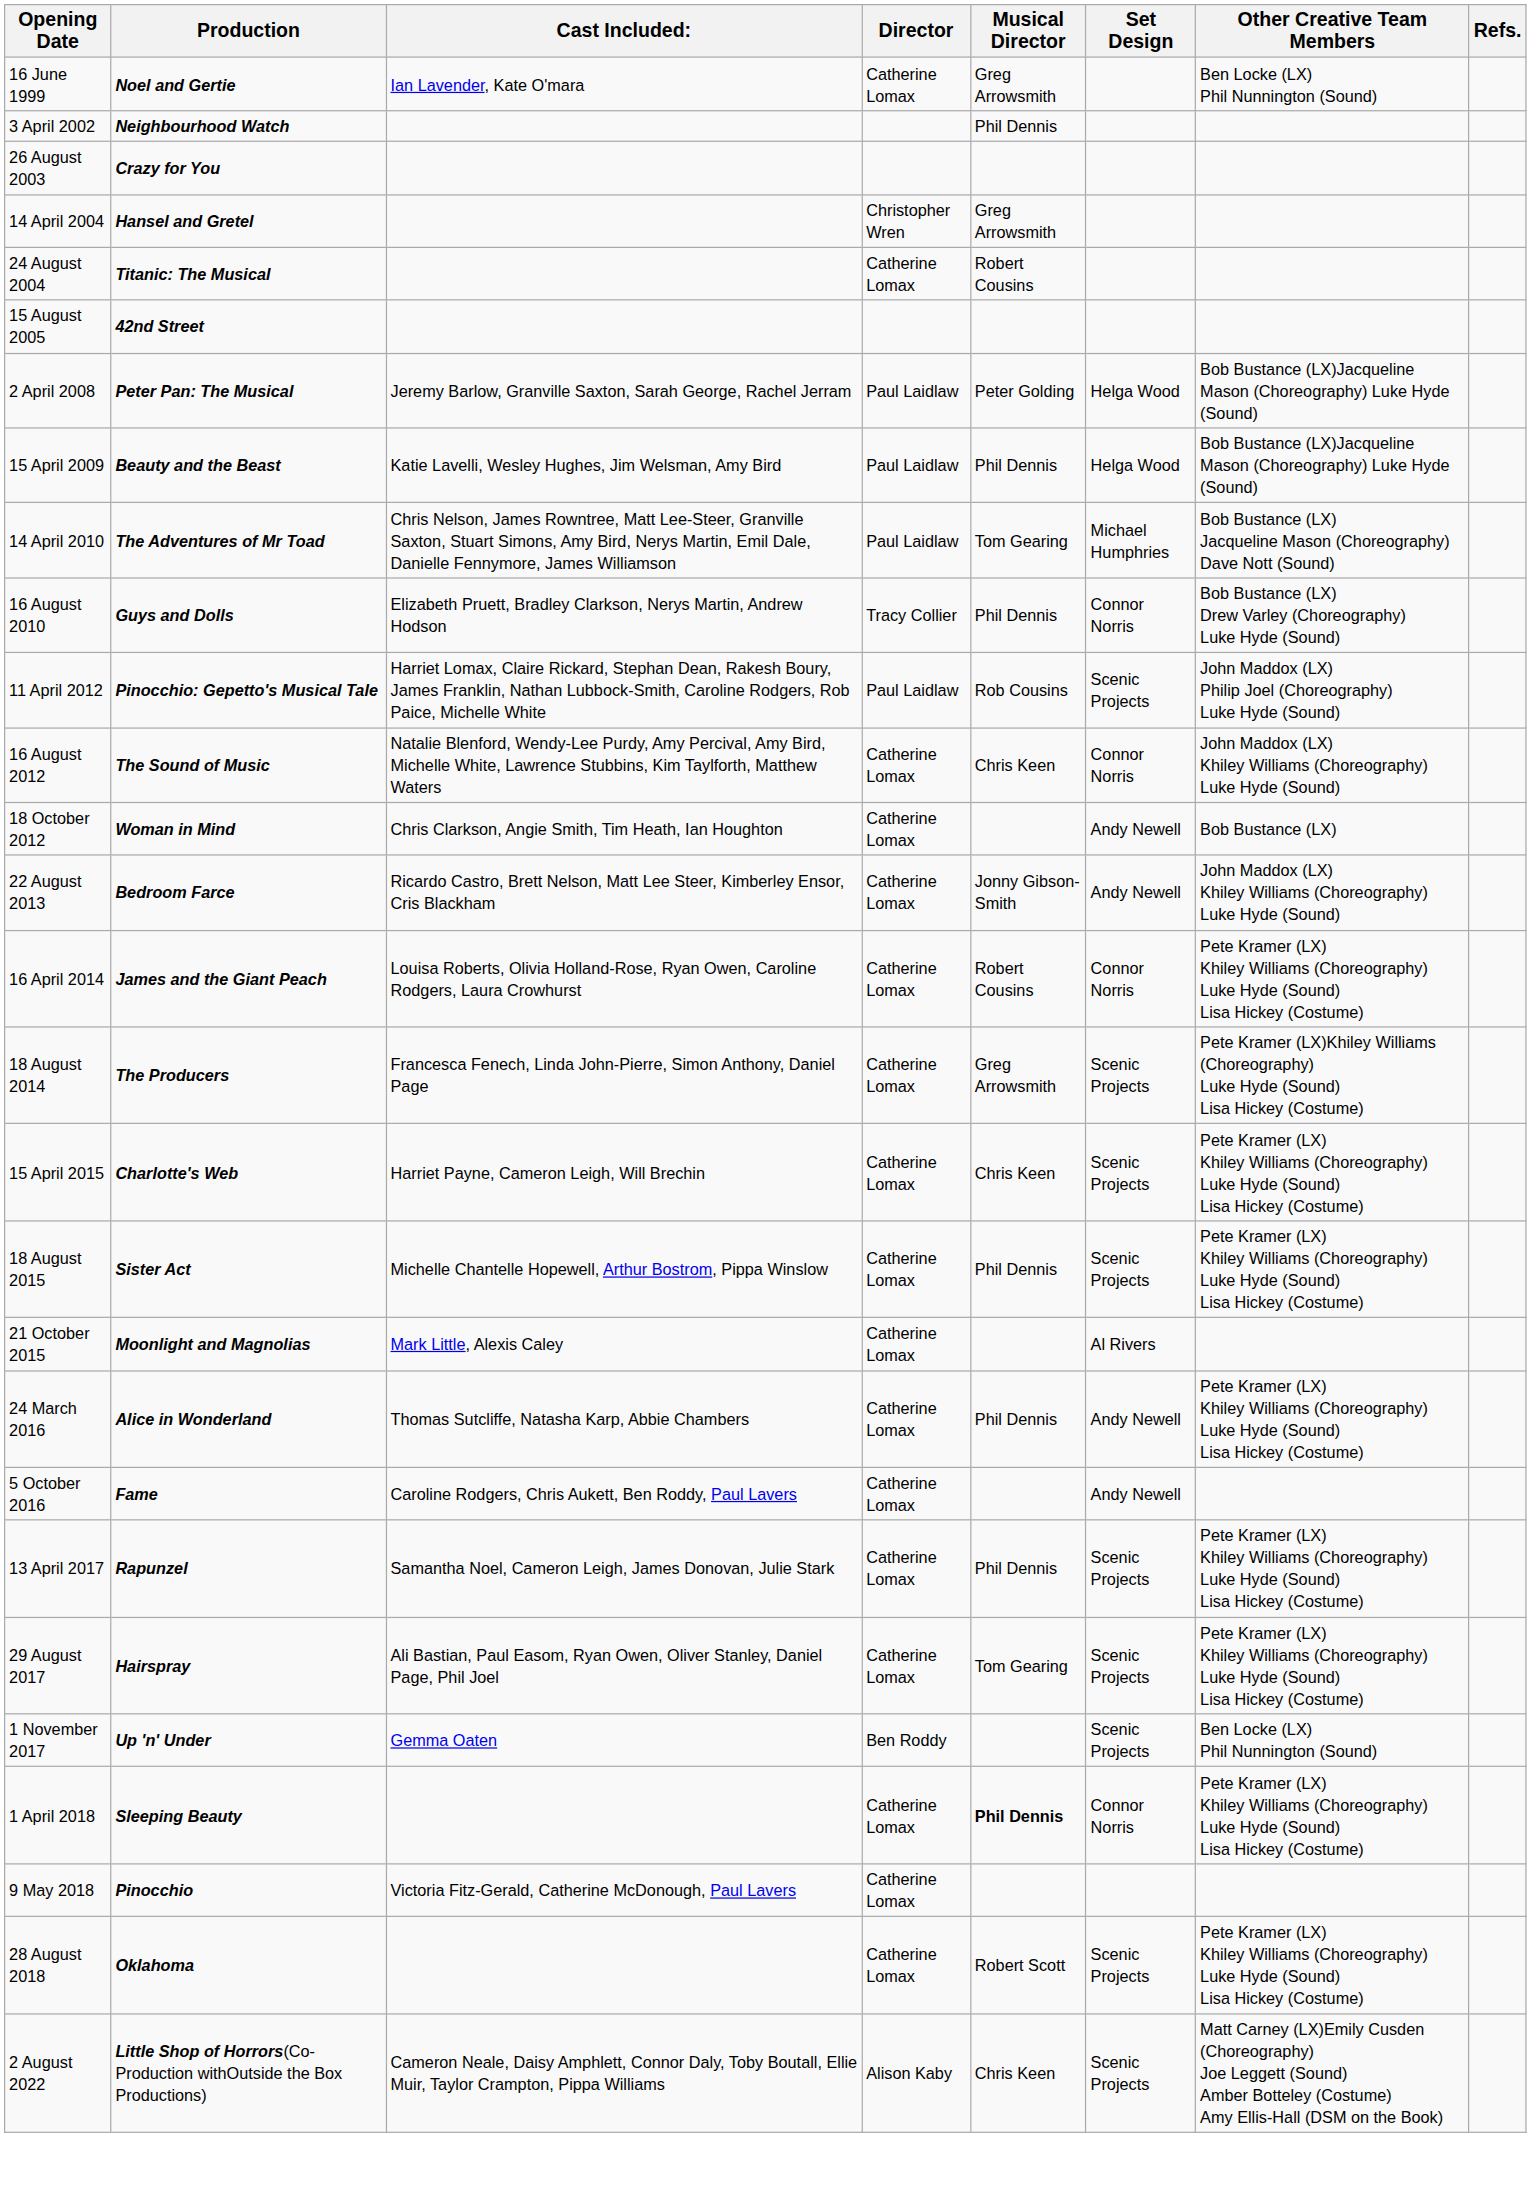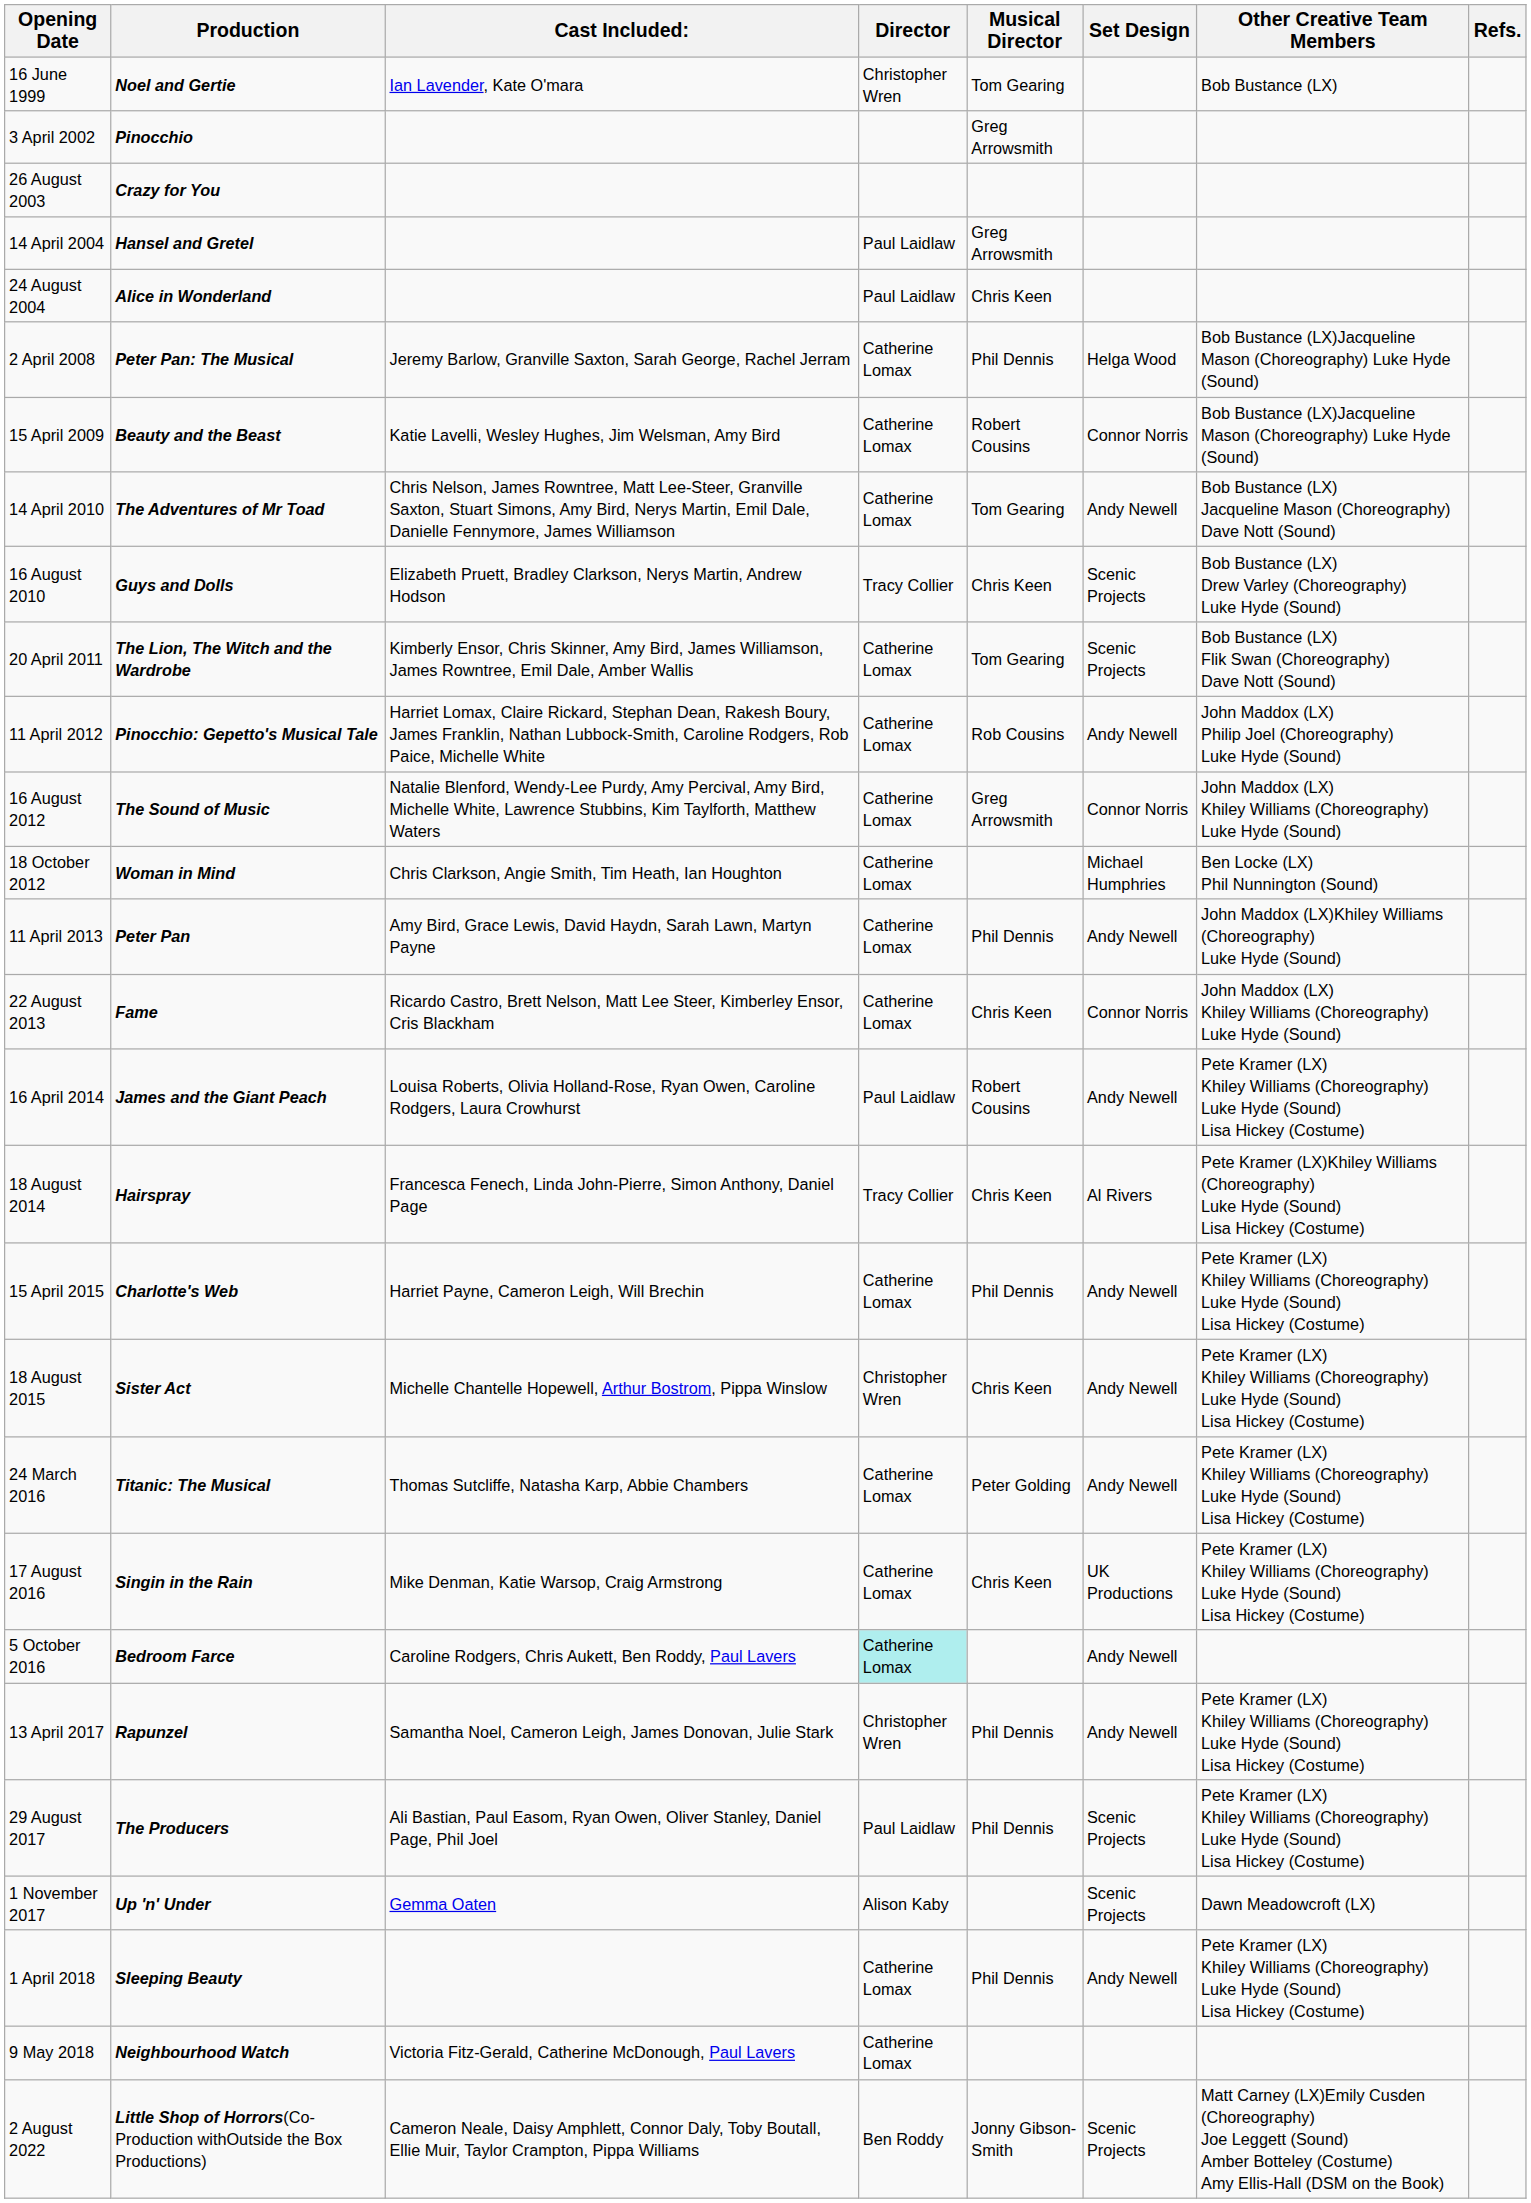(901, 85) Catherine Lomax -> (905, 85) Christopher Wren
(1015, 85) Greg Arrowsmith -> (1018, 85) Tom Gearing
(1289, 85) Ben Locke (LX) Phil Nunnington (Sound) -> (1269, 85) Bob Bustance (LX)
(202, 127) Neighbourhood Watch -> (154, 138) Pinocchio
(1016, 127) Phil Dennis -> (1012, 138) Greg Arrowsmith
(908, 221) Christopher Wren -> (909, 243) Paul Laidlaw
(193, 274) Titanic: The Musical -> (193, 296) Alice in Wonderland
(901, 274) Catherine Lomax -> (909, 296) Paul Laidlaw
(1004, 274) Robert Cousins -> (1012, 296) Chris Keen
- row: (45, 327)
(912, 391) Paul Laidlaw -> (898, 360) Catherine Lomax
(1025, 391) Peter Golding -> (1012, 360) Phil Dennis
(912, 466) Paul Laidlaw -> (898, 435) Catherine Lomax
(1016, 466) Phil Dennis -> (1001, 435) Robert Cousins
(1135, 466) Helga Wood -> (1138, 435) Connor Norris
(912, 541) Paul Laidlaw -> (898, 510) Catherine Lomax
(1130, 541) Michael Humphries -> (1132, 510) Andy Newell
(1016, 616) Phil Dennis -> (1012, 585) Chris Keen
(1117, 616) Connor Norris -> (1116, 585) Scenic Projects
+ row: (56, 660)
(912, 691) Paul Laidlaw -> (898, 735) Catherine Lomax
(1120, 691) Scenic Projects -> (1132, 735) Andy Newell
(1015, 766) Chris Keen -> (1012, 809) Greg Arrowsmith
(1136, 829) Andy Newell -> (1126, 873) Michael Humphries
(1268, 829) Bob Bustance (LX) -> (1290, 873) Ben Locke (LX) Phil Nunnington (Sound)
+ row: (56, 937)
(175, 893) Bedroom Farce -> (137, 1012) Fame
(1027, 893) Jonny Gibson-Smith -> (1012, 1012) Chris Keen
(1136, 893) Andy Newell -> (1138, 1012) Connor Norris
(901, 979) Catherine Lomax -> (909, 1098) Paul Laidlaw
(1117, 979) Connor Norris -> (1132, 1098) Andy Newell
(172, 1076) The Producers -> (153, 1195) Hairspray
(901, 1076) Catherine Lomax -> (908, 1195) Tracy Collier
(1015, 1076) Greg Arrowsmith -> (1012, 1195) Chris Keen
(1120, 1076) Scenic Projects -> (1120, 1195) Al Rivers
(1015, 1173) Chris Keen -> (1012, 1292) Phil Dennis
(1120, 1173) Scenic Projects -> (1132, 1292) Andy Newell
(901, 1270) Catherine Lomax -> (905, 1388) Christopher Wren
(1016, 1270) Phil Dennis -> (1012, 1388) Chris Keen
(1120, 1270) Scenic Projects -> (1132, 1388) Andy Newell
- row: (49, 1345)
(193, 1419) Alice in Wonderland -> (193, 1485) Titanic: The Musical
(1016, 1419) Phil Dennis -> (1021, 1485) Peter Golding
+ row: (45, 1582)
(137, 1494) Fame -> (175, 1657) Bedroom Farce
(901, 1494) no background -> (898, 1657) paleturquoise background
(901, 1569) Catherine Lomax -> (905, 1732) Christopher Wren
(1120, 1569) Scenic Projects -> (1132, 1732) Andy Newell
(153, 1666) Hairspray -> (172, 1829) The Producers
(901, 1666) Catherine Lomax -> (909, 1829) Paul Laidlaw
(1021, 1666) Tom Gearing -> (1012, 1829) Phil Dennis
(906, 1741) Ben Roddy -> (906, 1904) Alison Kaby
(1289, 1741) Ben Locke (LX) Phil Nunnington (Sound) -> (1288, 1904) Dawn Meadowcroft (LX)
(1019, 1815) bold -> (1012, 1978) normal
(1117, 1816) Connor Norris -> (1132, 1978) Andy Newell
(154, 1891) Pinocchio -> (202, 2053) Neighbourhood Watch
- row: (45, 1966)
(909, 2073) Alison Kaby -> (903, 2139) Ben Roddy
(1015, 2073) Chris Keen -> (1024, 2139) Jonny Gibson-Smith
